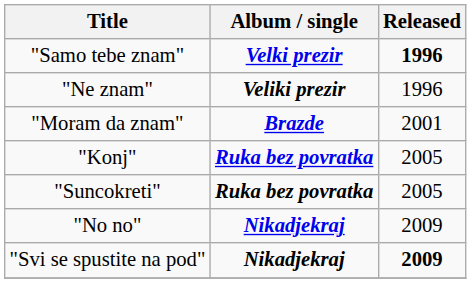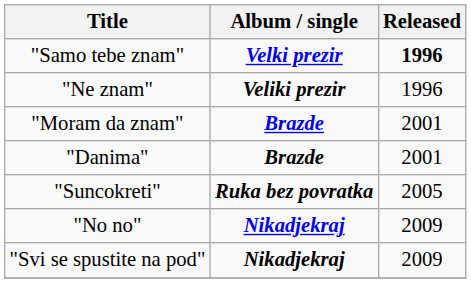+ row: (107, 158)
- row: (107, 158)
(422, 260) bold -> (422, 260) normal
